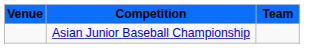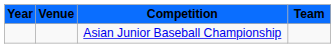+ column: (20, 14)
